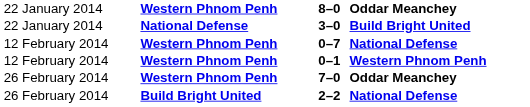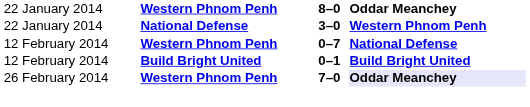(410, 26) Build Bright United -> (418, 26) Western Phnom Penh
(209, 60) Western Phnom Penh -> (201, 60) Build Bright United
(418, 60) Western Phnom Penh -> (410, 60) Build Bright United
(403, 78) no background -> (403, 78) lavender background
- row: (329, 95)
